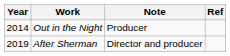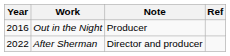(18, 28) 2014 -> (18, 28) 2016
(18, 43) 2019 -> (18, 43) 2022
